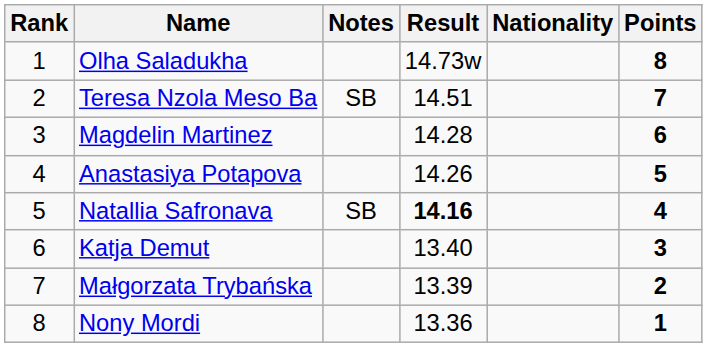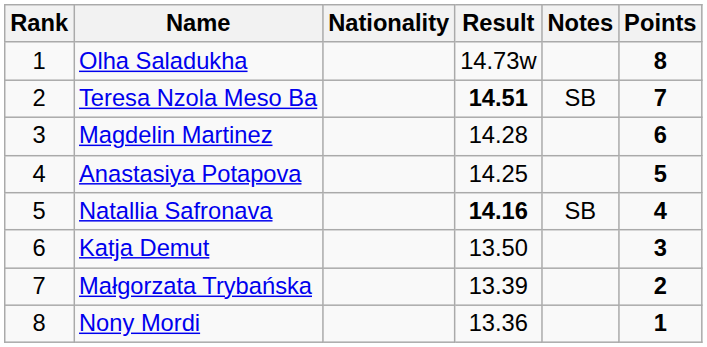columns swapped: (553, 23) <-> (361, 23)
(443, 98) normal -> (498, 98) bold
(443, 173) 14.26 -> (498, 173) 14.25
(443, 248) 13.40 -> (498, 248) 13.50
